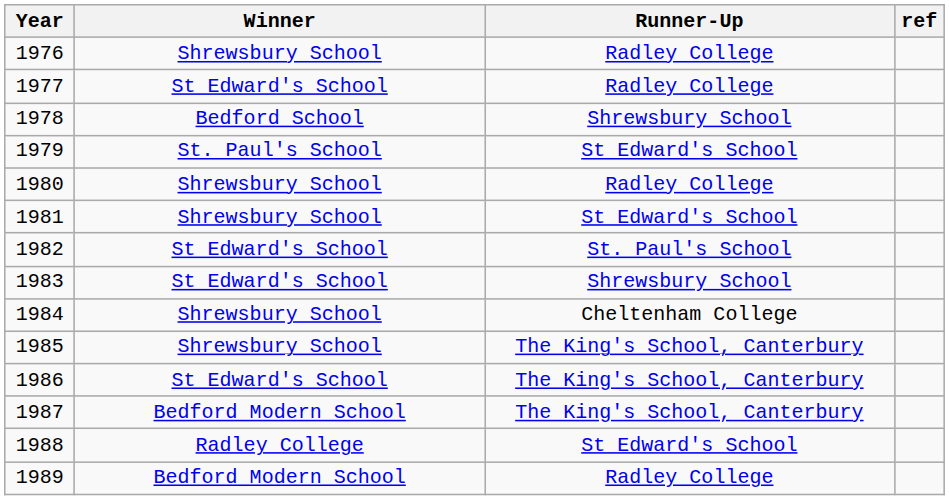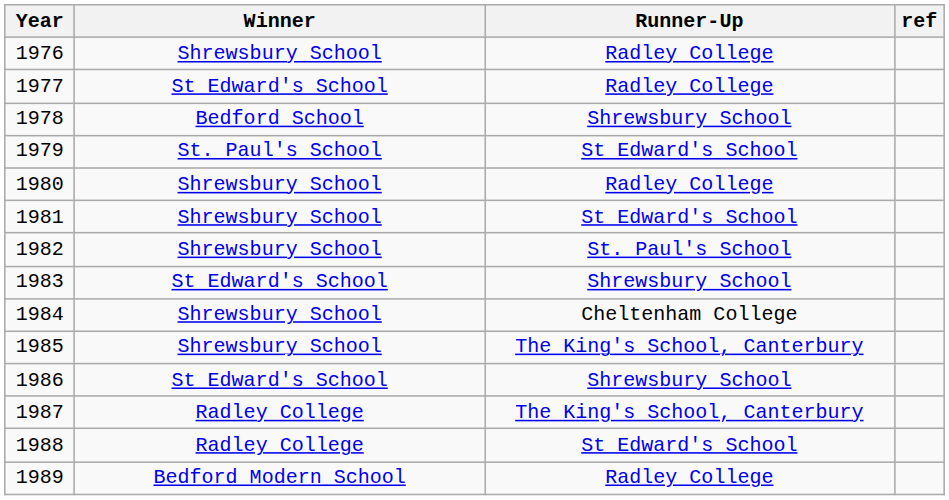(280, 249) St Edward's School -> (280, 249) Shrewsbury School
(689, 380) The King's School, Canterbury -> (689, 380) Shrewsbury School
(280, 413) Bedford Modern School -> (280, 413) Radley College
